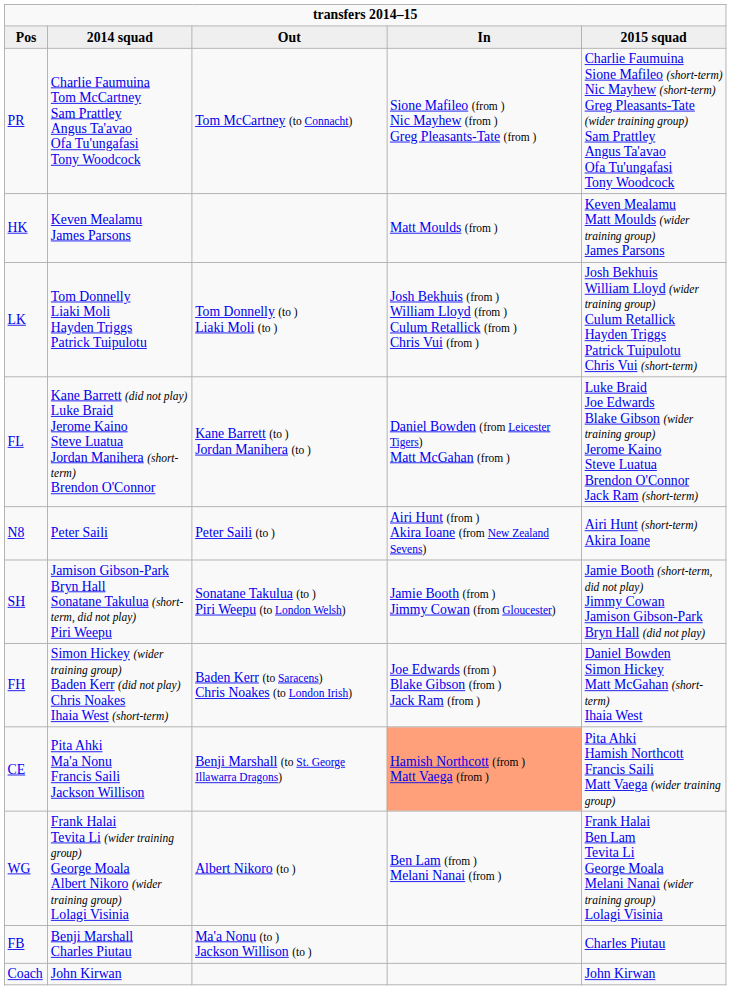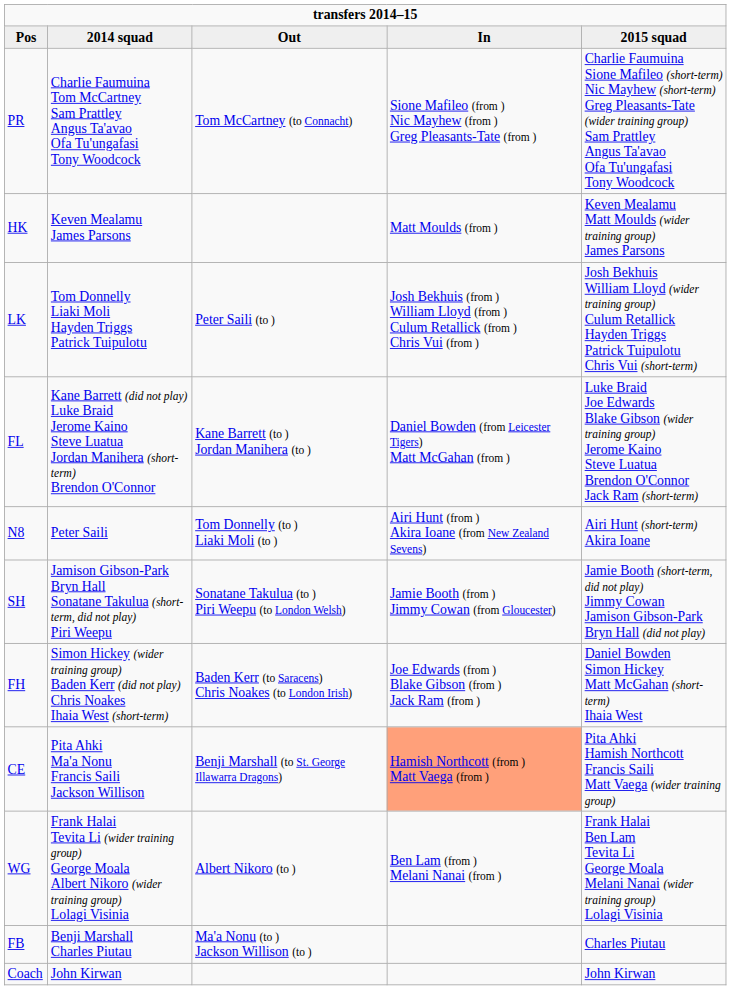(246, 319) Tom Donnelly (to ) Liaki Moli (to ) -> (235, 319) Peter Saili (to )
(235, 533) Peter Saili (to ) -> (246, 533) Tom Donnelly (to ) Liaki Moli (to )
